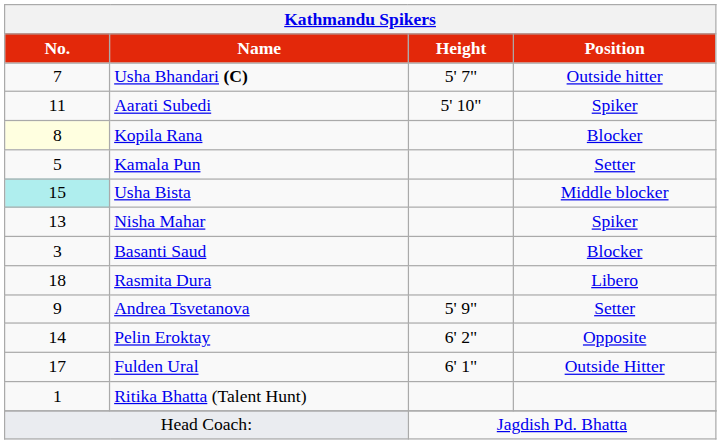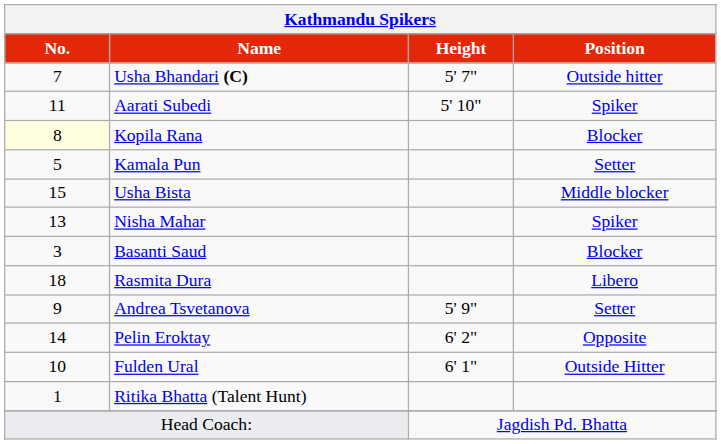(57, 193) paleturquoise background -> (57, 193) no background
(57, 367) 17 -> (57, 367) 10
